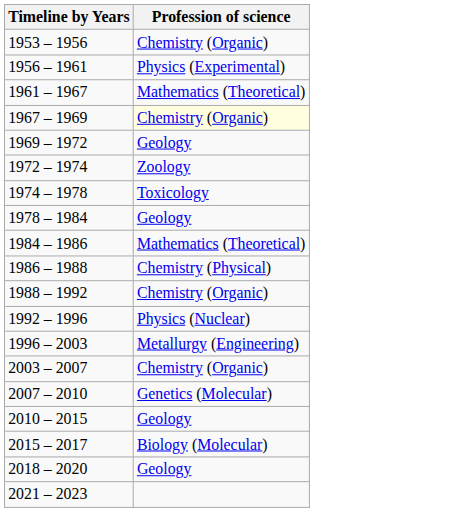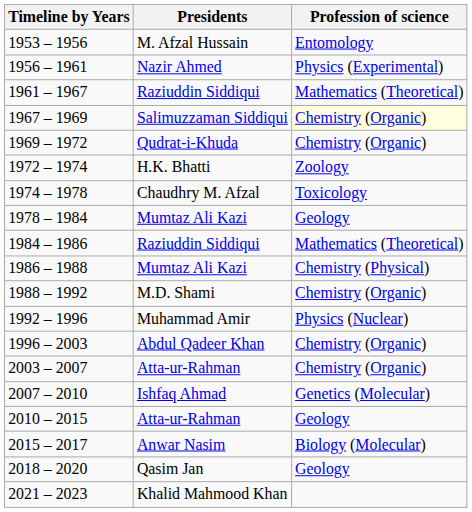+ column: (212, 17)
(203, 42) Chemistry (Organic) -> (334, 42) Entomology
(164, 142) Geology -> (361, 142) Chemistry (Organic)
(218, 343) Metallurgy (Engineering) -> (361, 343) Chemistry (Organic)
